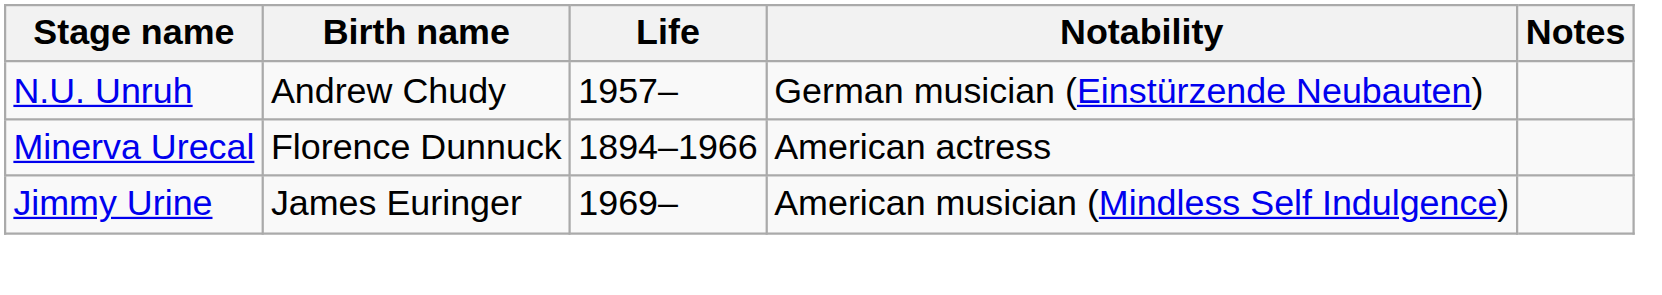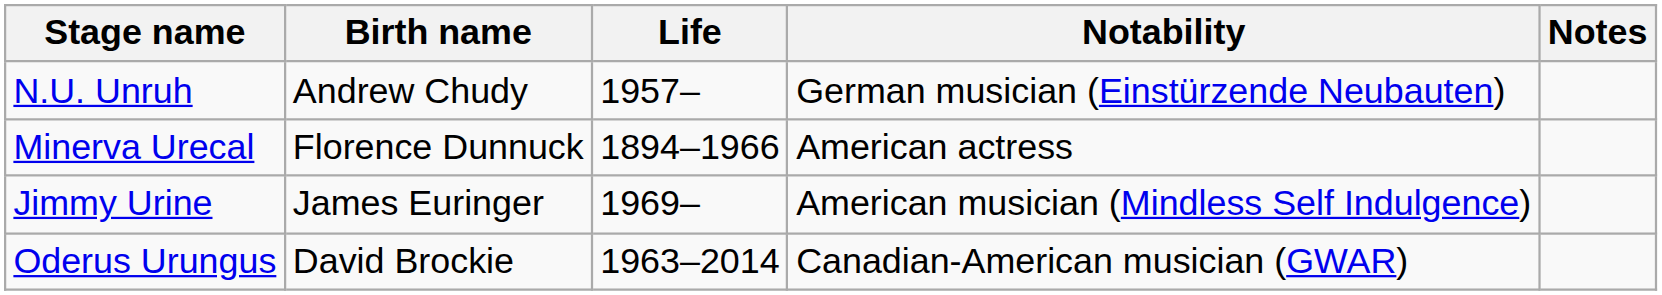+ row: (145, 260)
